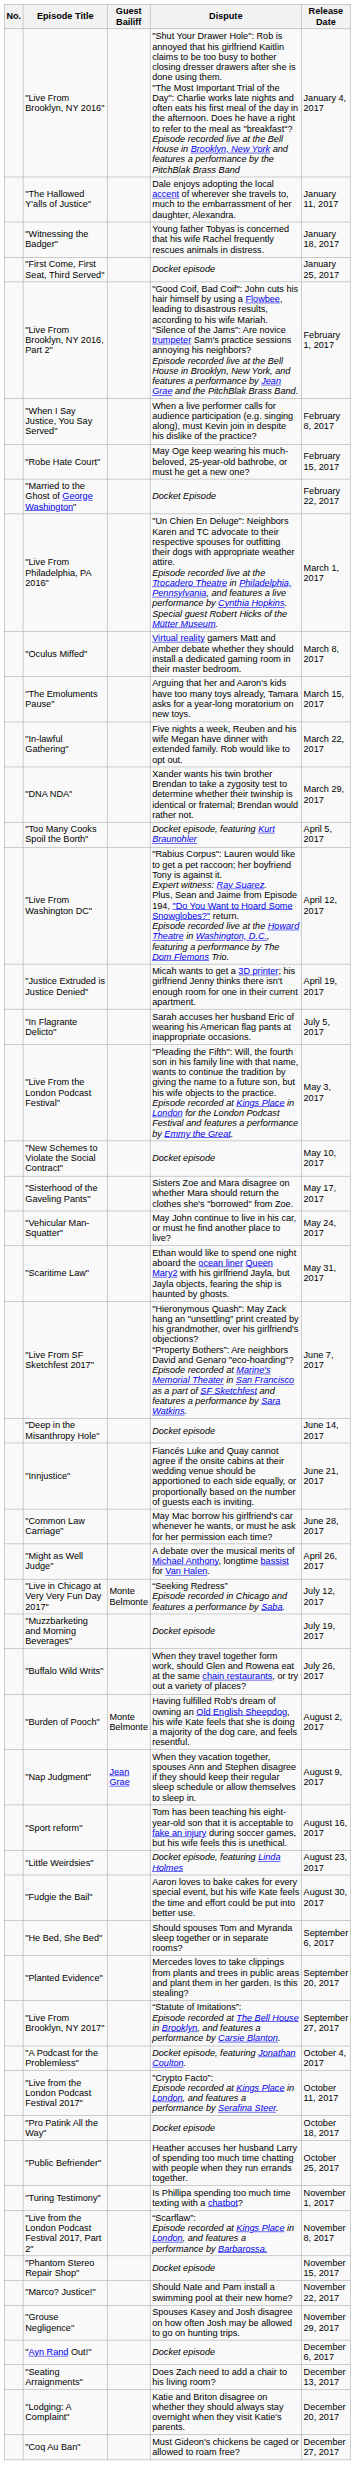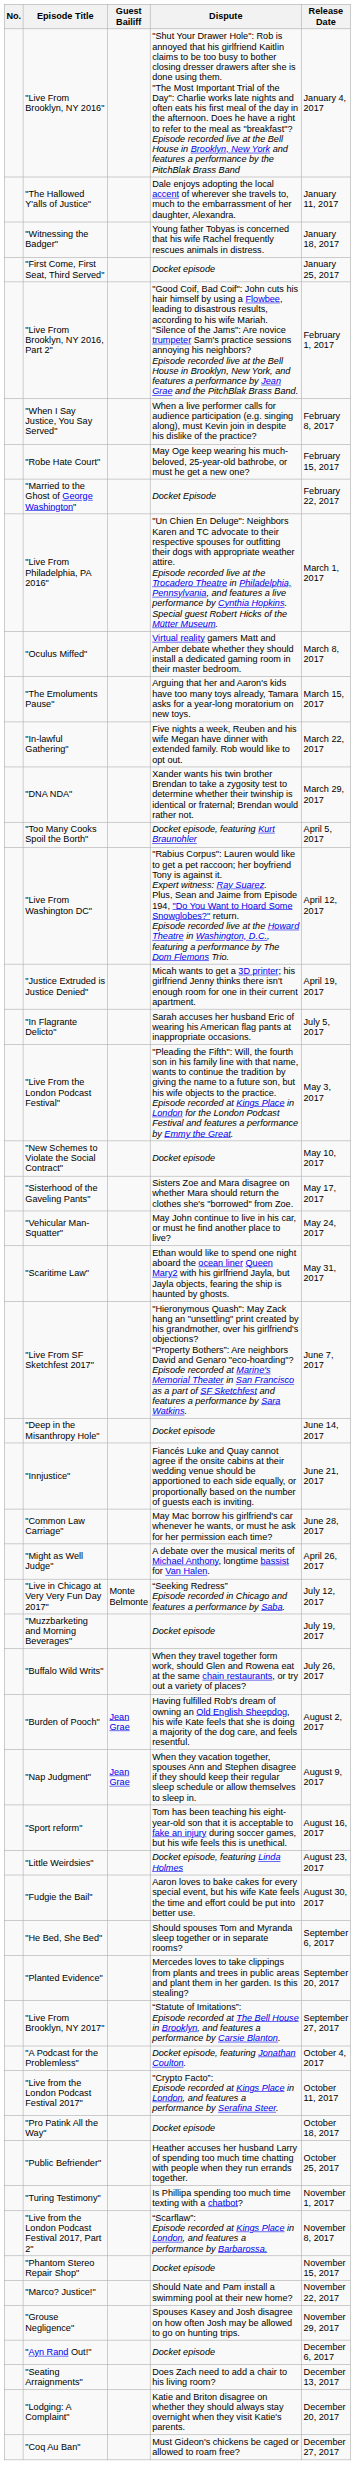(129, 1722) Monte Belmonte -> (120, 1722) Jean Grae
